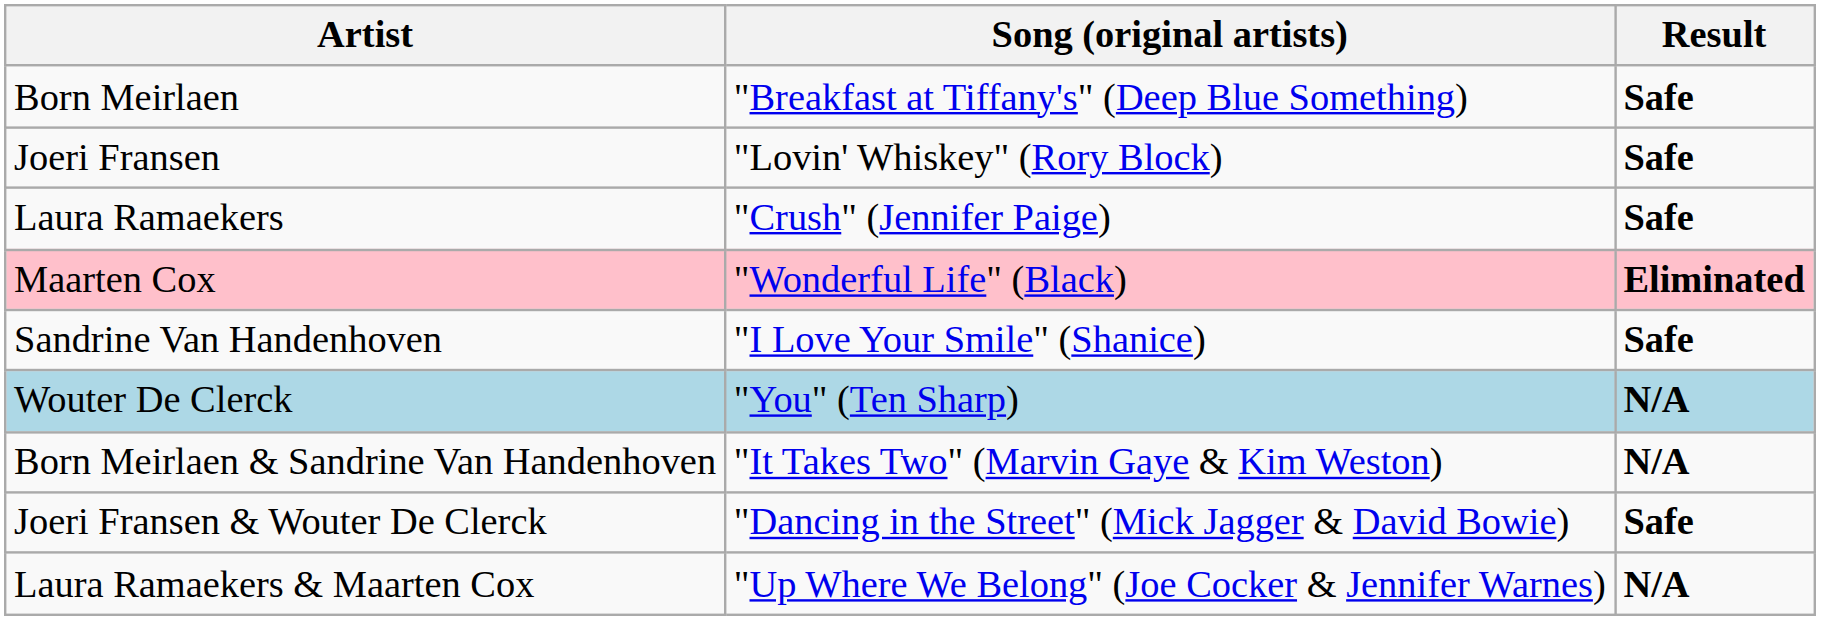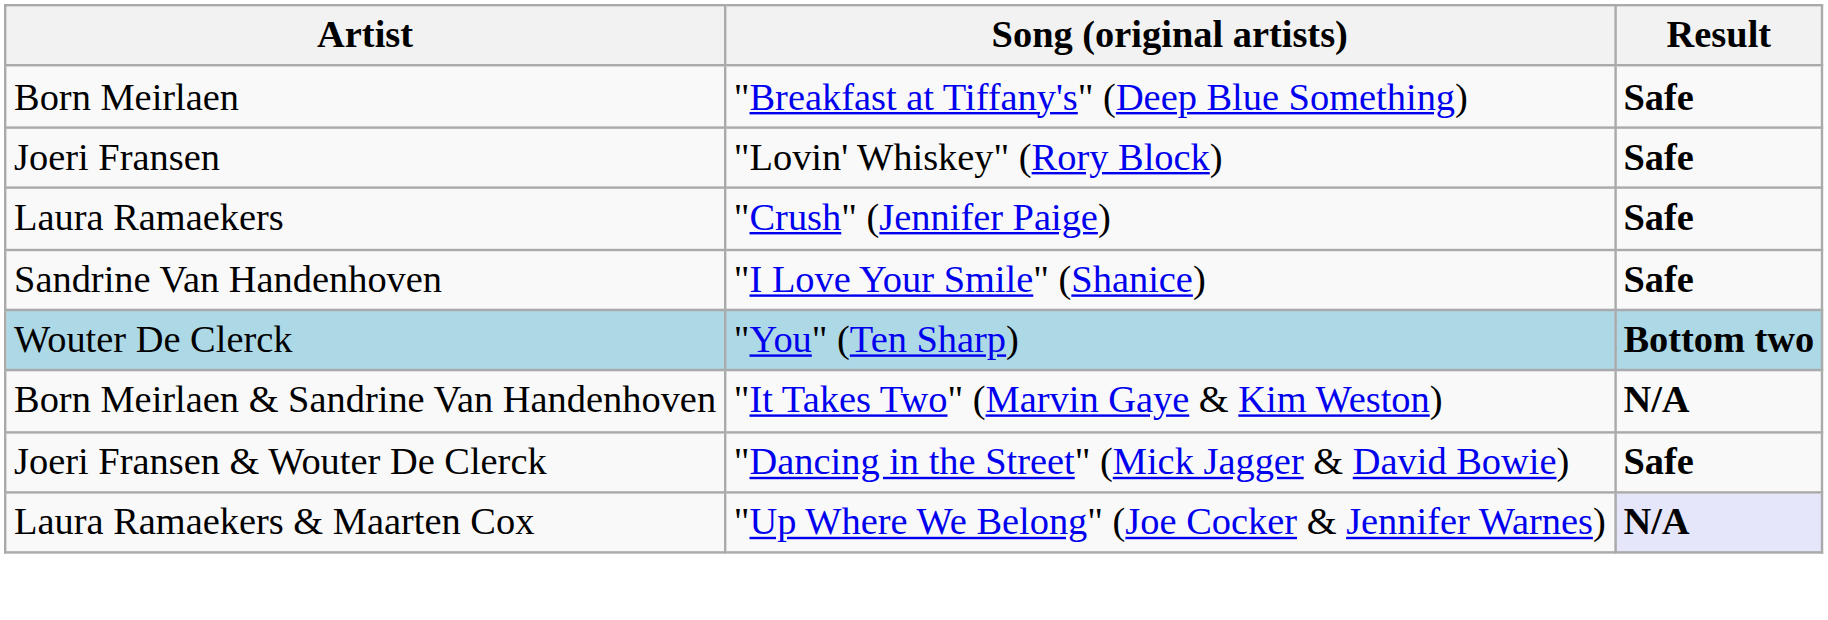- row: (115, 278)
(1656, 400) N/A -> (1719, 339) Bottom two
(1656, 583) no background -> (1656, 522) lavender background
